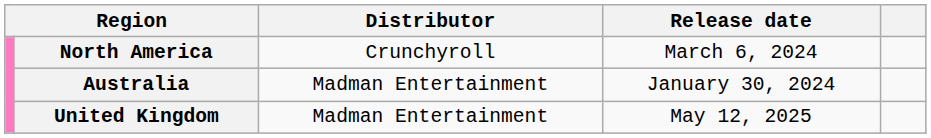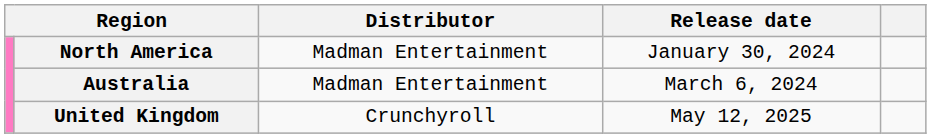(430, 53) Crunchyroll -> (430, 53) Madman Entertainment
(741, 53) March 6, 2024 -> (741, 53) January 30, 2024
(741, 85) January 30, 2024 -> (741, 85) March 6, 2024
(430, 117) Madman Entertainment -> (430, 117) Crunchyroll
